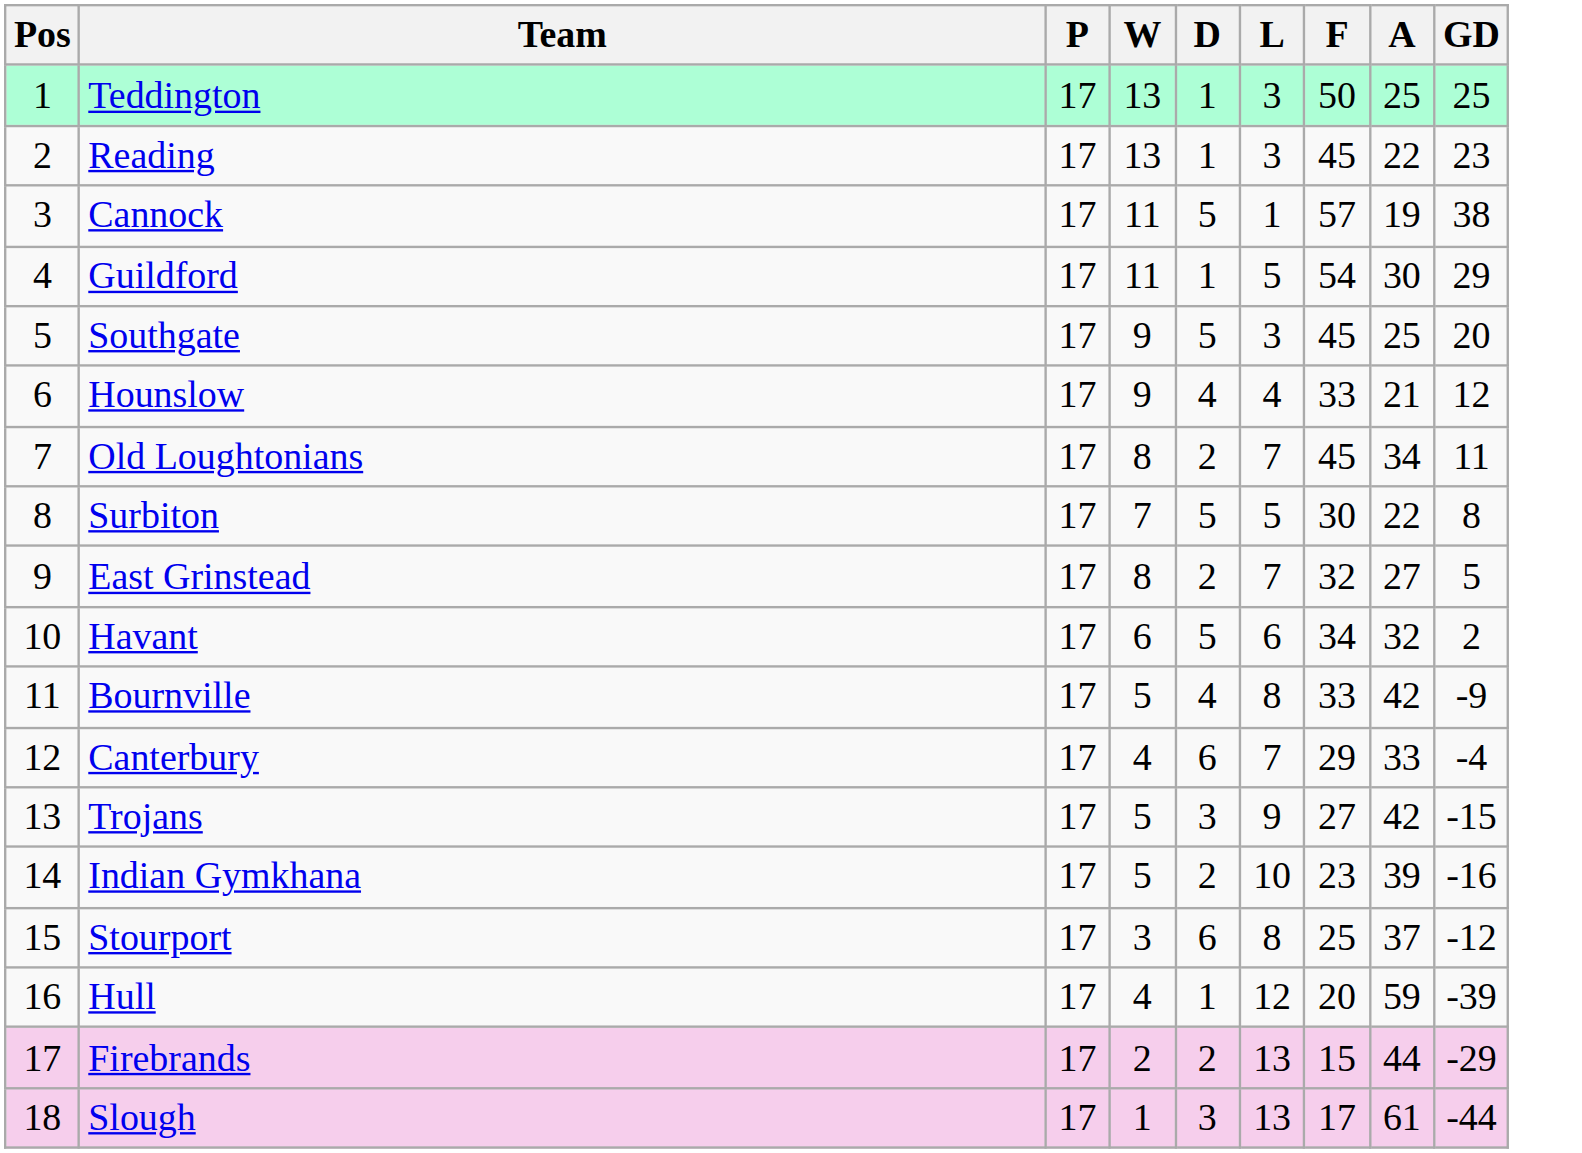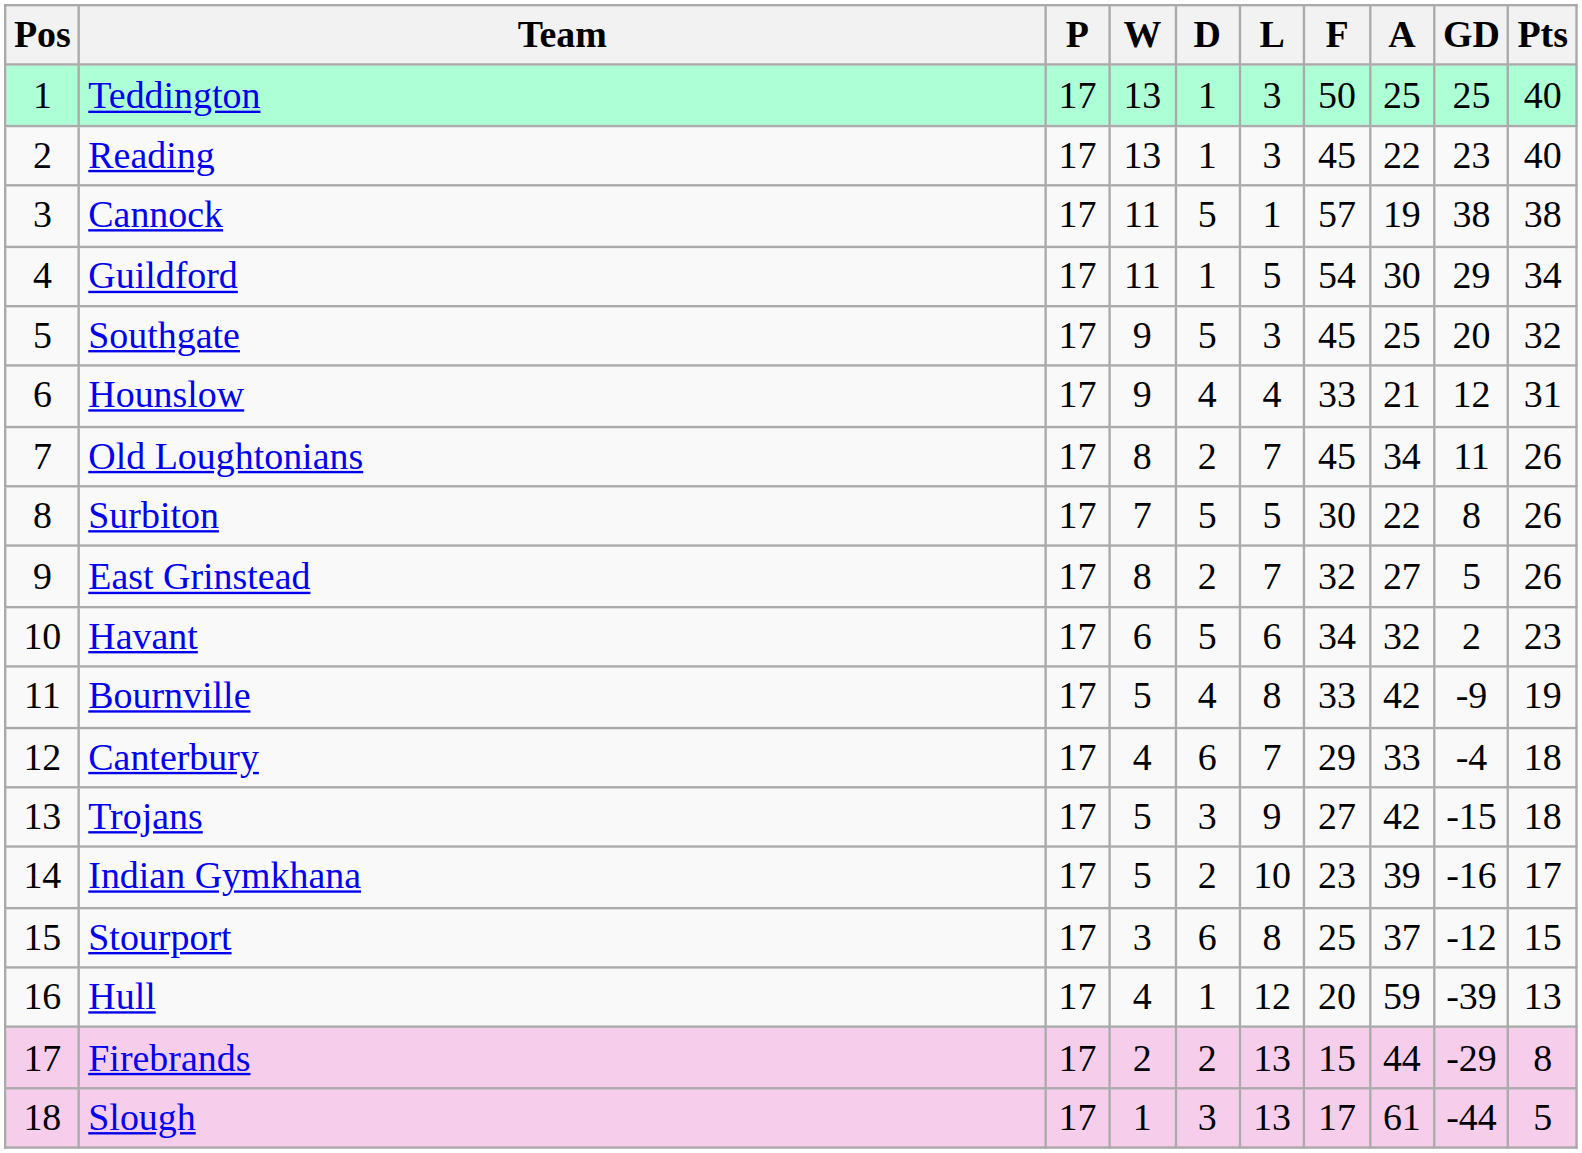+ column: (1543, 34)
